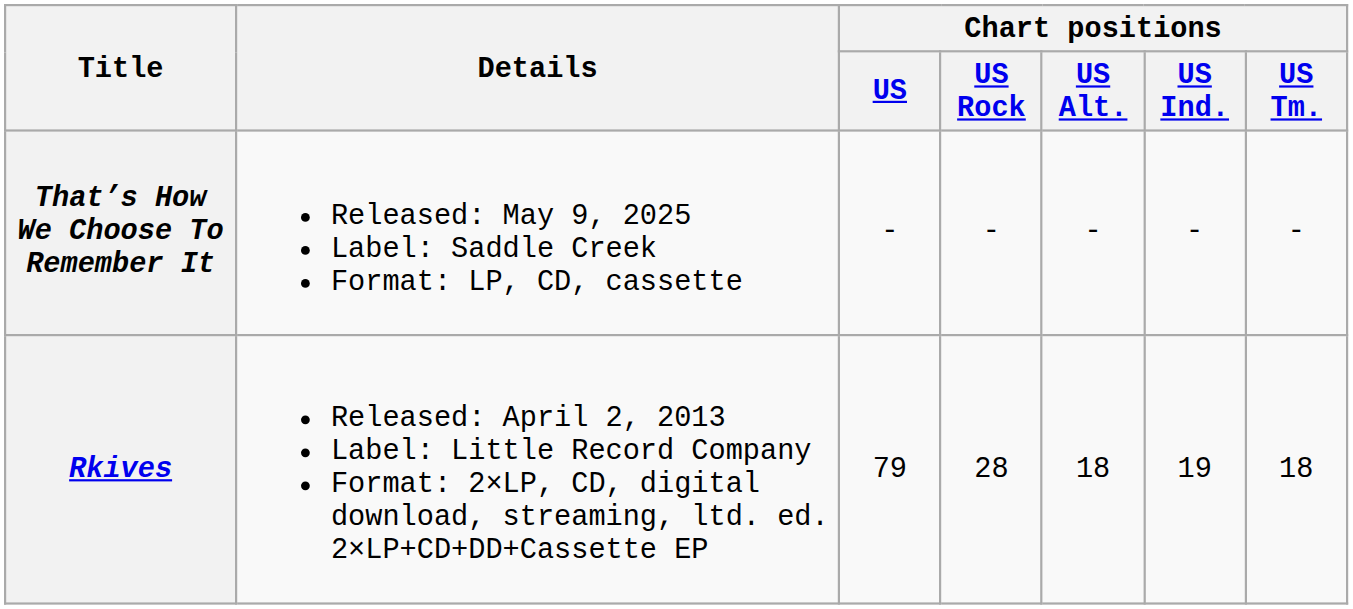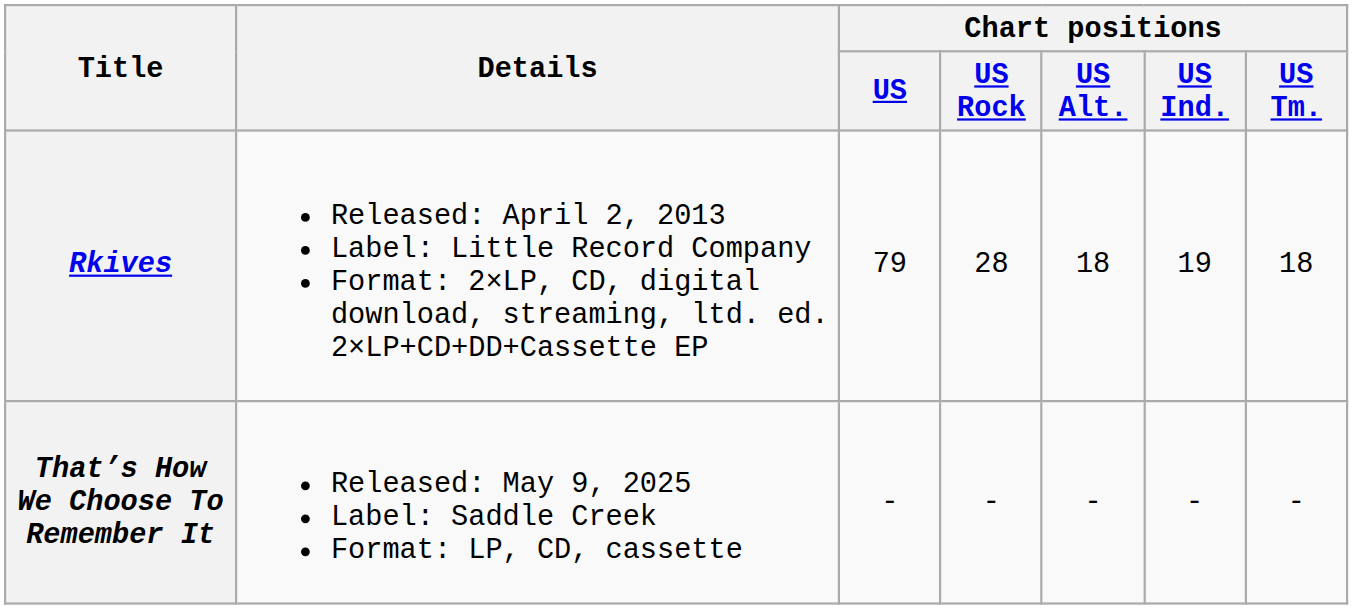rows swapped: (121, 469) <-> (121, 233)
